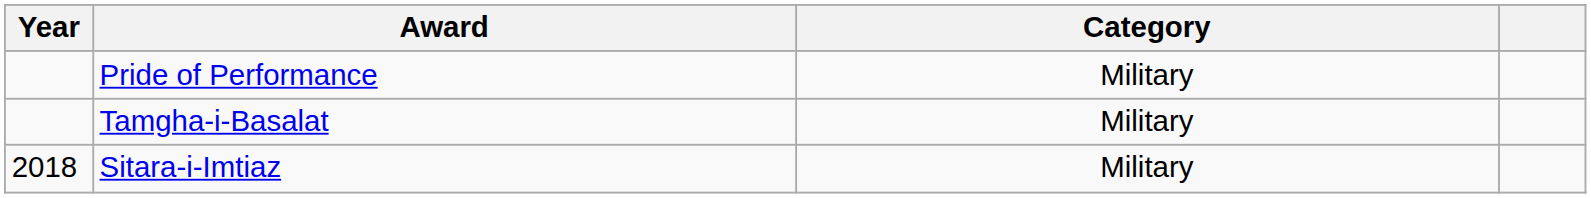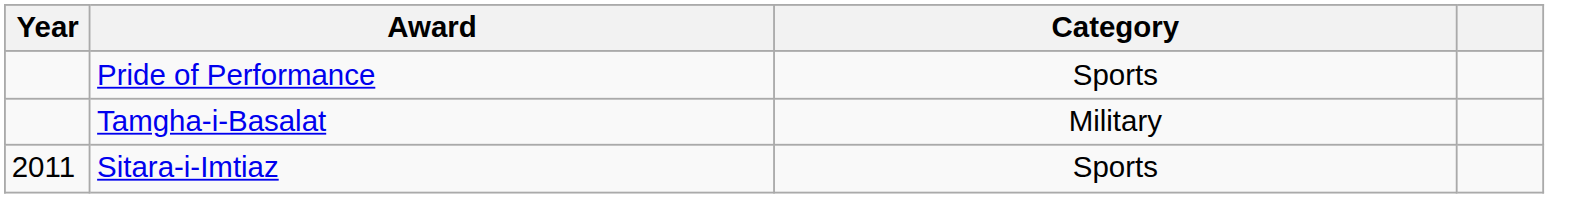(1147, 74) Military -> (1115, 74) Sports
(44, 167) 2018 -> (43, 167) 2011
(1147, 167) Military -> (1115, 167) Sports
